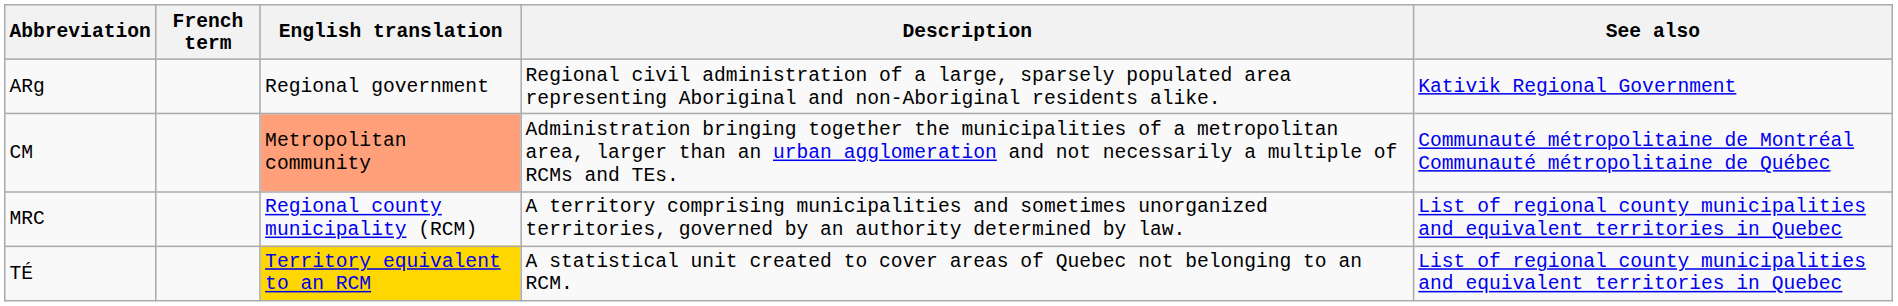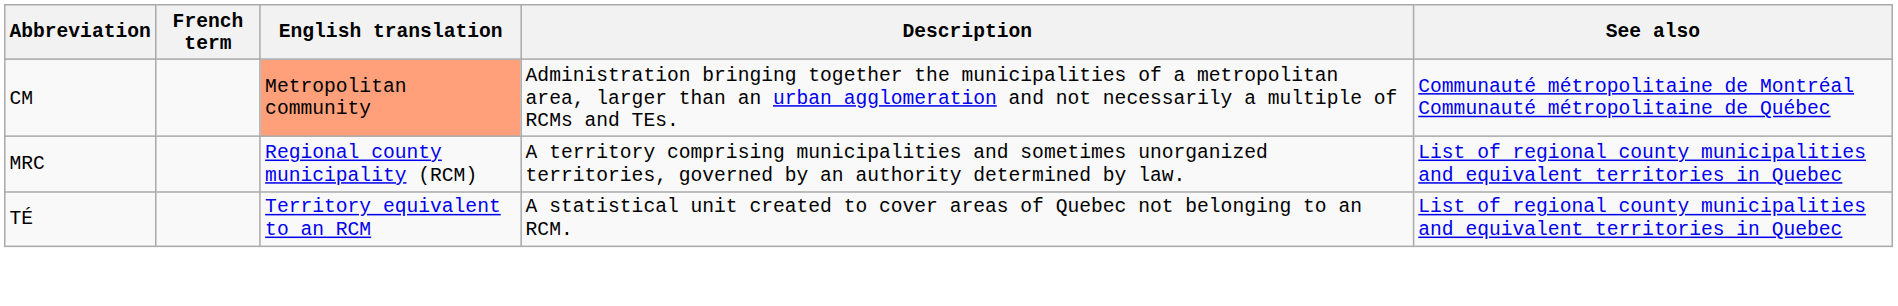- row: (27, 87)
(383, 273) gold background -> (383, 219) no background
